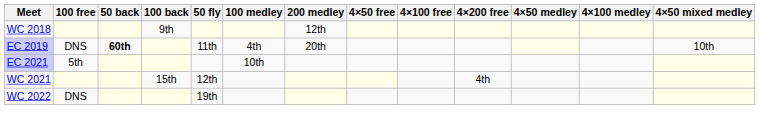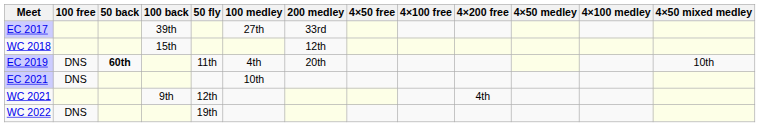+ row: (27, 29)
(166, 29) 9th -> (166, 46) 15th
(76, 63) 5th -> (76, 79) DNS
(166, 79) 15th -> (166, 96) 9th
